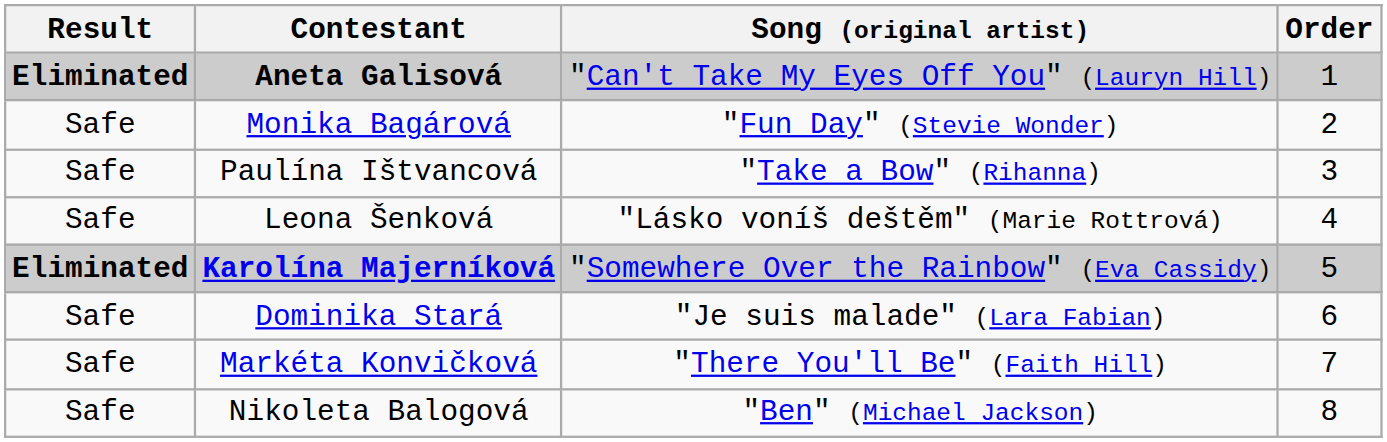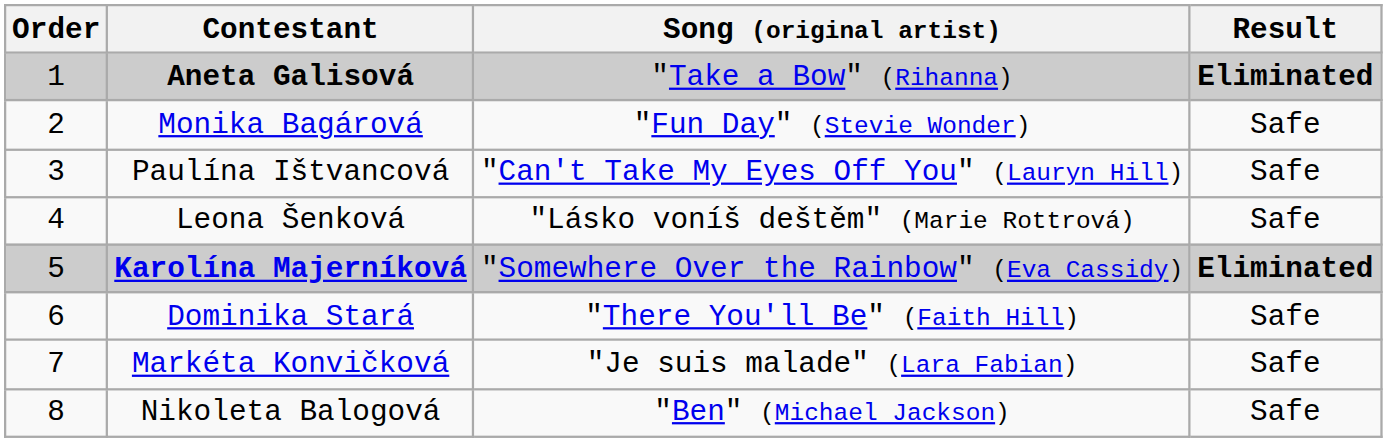columns swapped: (1329, 29) <-> (100, 29)
(920, 77) "Can't Take My Eyes Off You" (Lauryn Hill) -> (832, 77) "Take a Bow" (Rihanna)
(920, 173) "Take a Bow" (Rihanna) -> (832, 173) "Can't Take My Eyes Off You" (Lauryn Hill)
(920, 316) "Je suis malade" (Lara Fabian) -> (832, 316) "There You'll Be" (Faith Hill)
(920, 364) "There You'll Be" (Faith Hill) -> (832, 364) "Je suis malade" (Lara Fabian)
